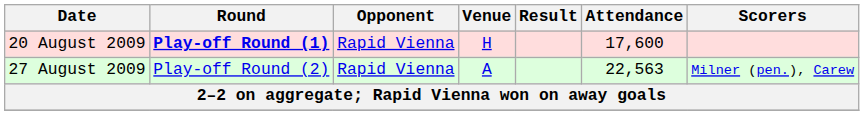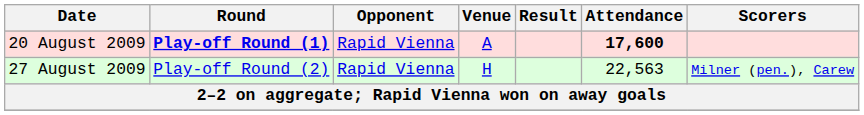(487, 44) H -> (487, 44) A
(634, 44) normal -> (634, 44) bold
(487, 71) A -> (487, 71) H
